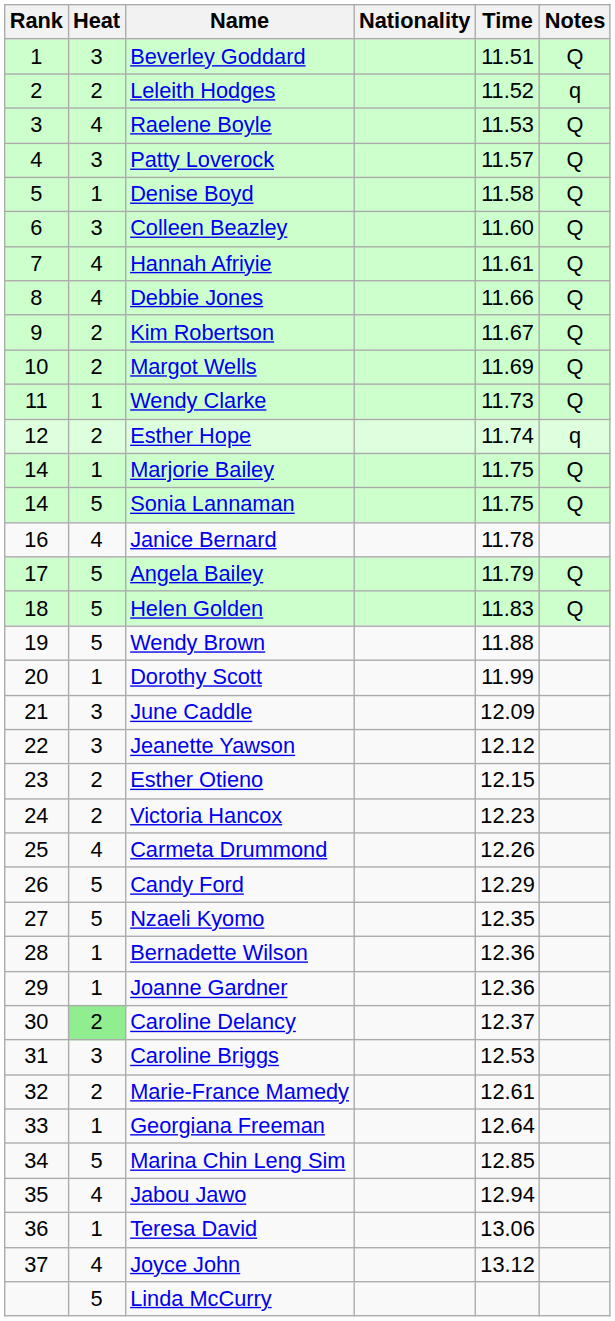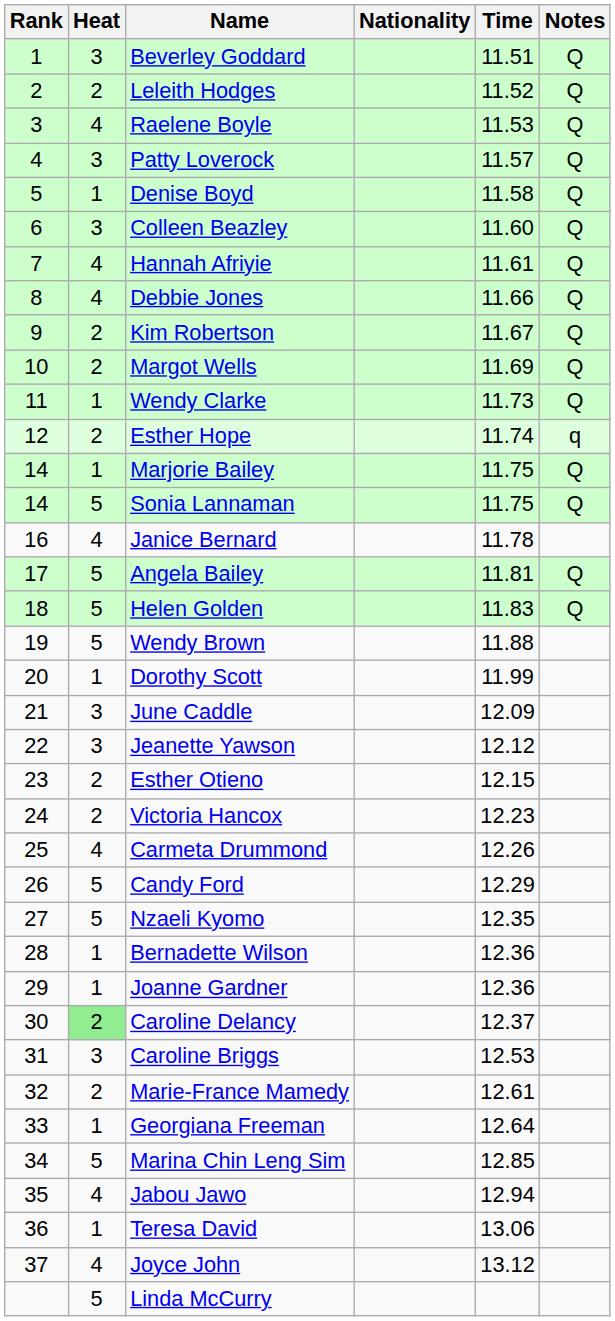(575, 90) q -> (575, 90) Q
(508, 573) 11.79 -> (508, 573) 11.81
